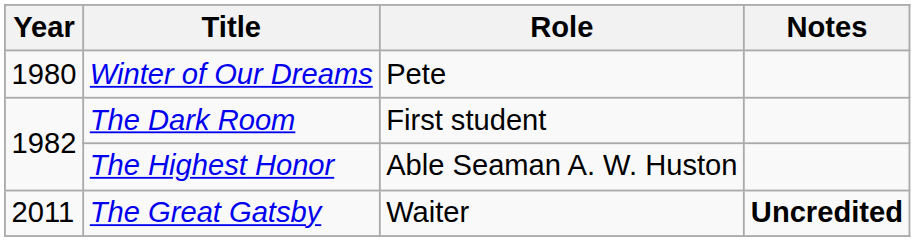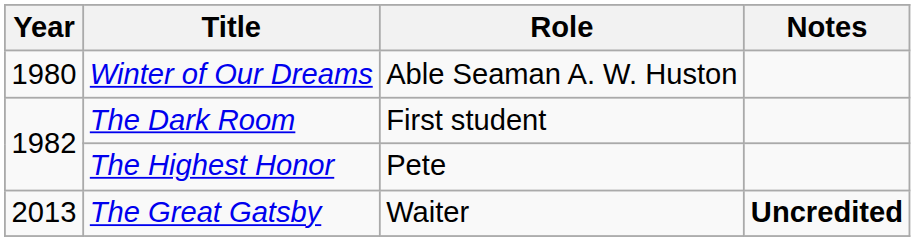(416, 73) Pete -> (562, 73) Able Seaman A. W. Huston
(562, 166) Able Seaman A. W. Huston -> (416, 166) Pete
(43, 212) 2011 -> (44, 212) 2013
